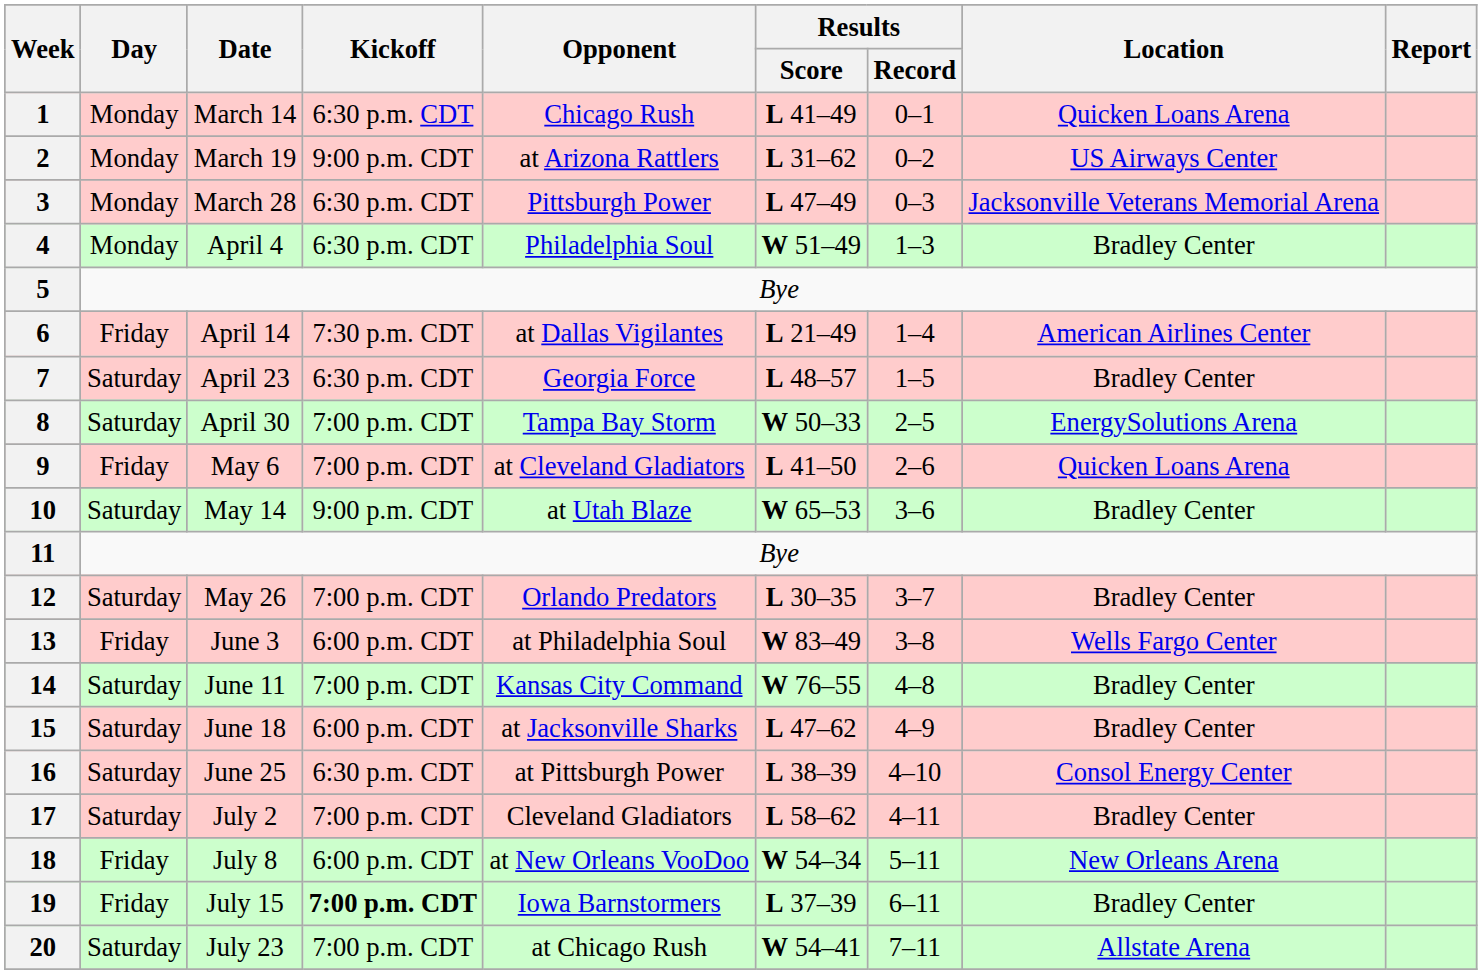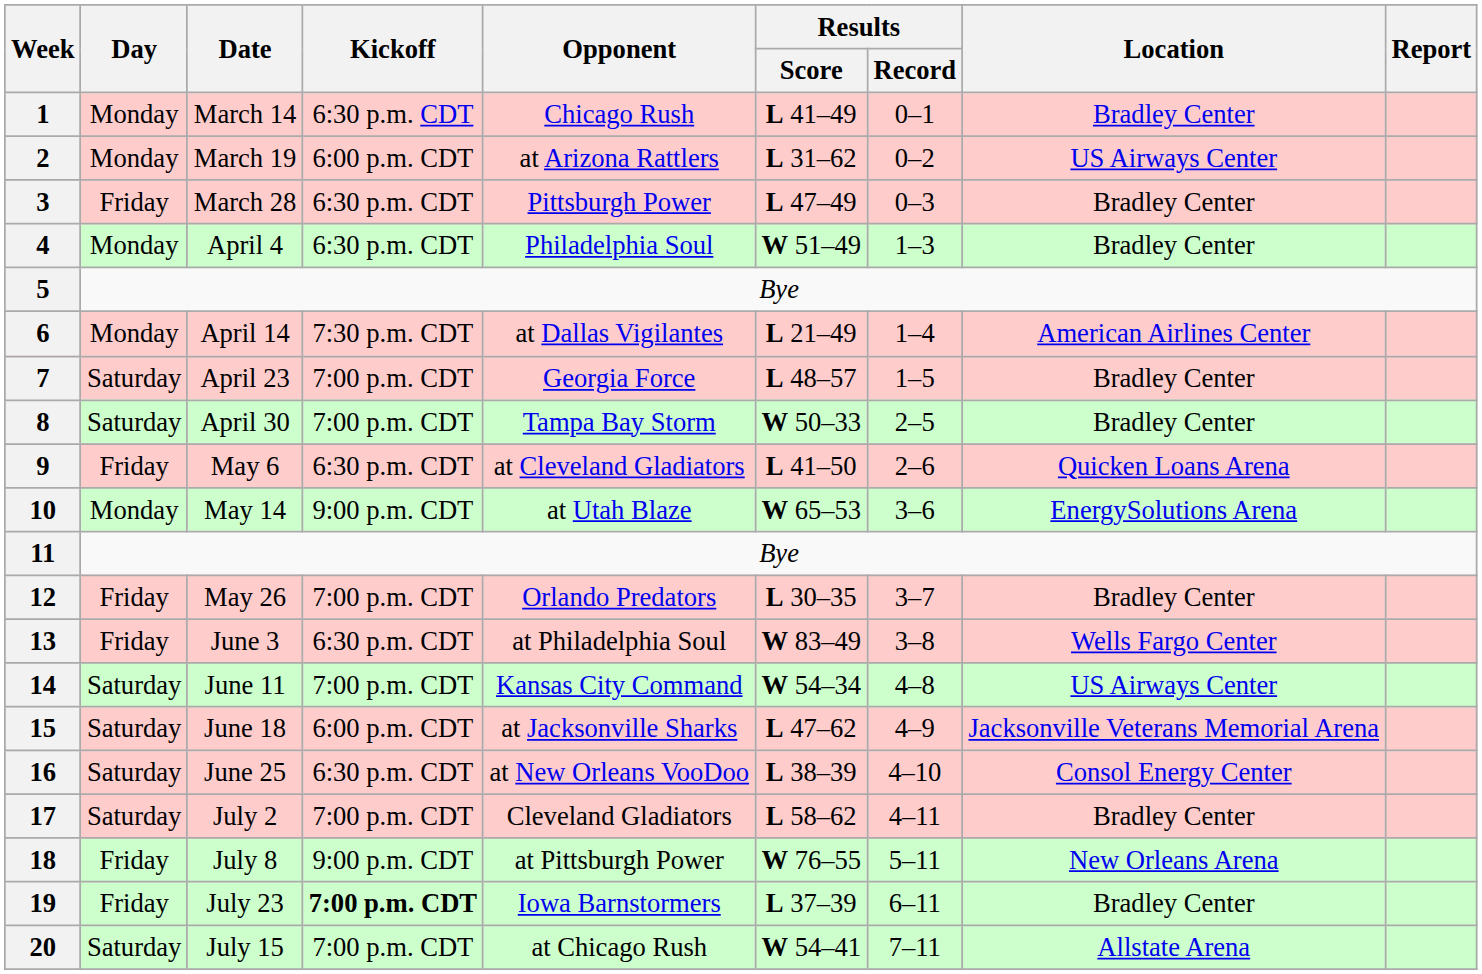(1174, 114) Quicken Loans Arena -> (1174, 114) Bradley Center
(393, 158) 9:00 p.m. CDT -> (393, 158) 6:00 p.m. CDT
(134, 202) Monday -> (134, 202) Friday
(1174, 202) Jacksonville Veterans Memorial Arena -> (1174, 202) Bradley Center
(134, 333) Friday -> (134, 333) Monday
(393, 377) 6:30 p.m. CDT -> (393, 377) 7:00 p.m. CDT
(1174, 421) EnergySolutions Arena -> (1174, 421) Bradley Center
(393, 465) 7:00 p.m. CDT -> (393, 465) 6:30 p.m. CDT
(134, 509) Saturday -> (134, 509) Monday
(1174, 509) Bradley Center -> (1174, 509) EnergySolutions Arena
(134, 596) Saturday -> (134, 596) Friday
(393, 640) 6:00 p.m. CDT -> (393, 640) 6:30 p.m. CDT
(811, 684) W 76–55 -> (811, 684) W 54–34
(1174, 684) Bradley Center -> (1174, 684) US Airways Center
(1174, 728) Bradley Center -> (1174, 728) Jacksonville Veterans Memorial Arena
(619, 772) at Pittsburgh Power -> (619, 772) at New Orleans VooDoo
(393, 859) 6:00 p.m. CDT -> (393, 859) 9:00 p.m. CDT
(619, 859) at New Orleans VooDoo -> (619, 859) at Pittsburgh Power
(811, 859) W 54–34 -> (811, 859) W 76–55
(245, 903) July 15 -> (245, 903) July 23
(245, 947) July 23 -> (245, 947) July 15
